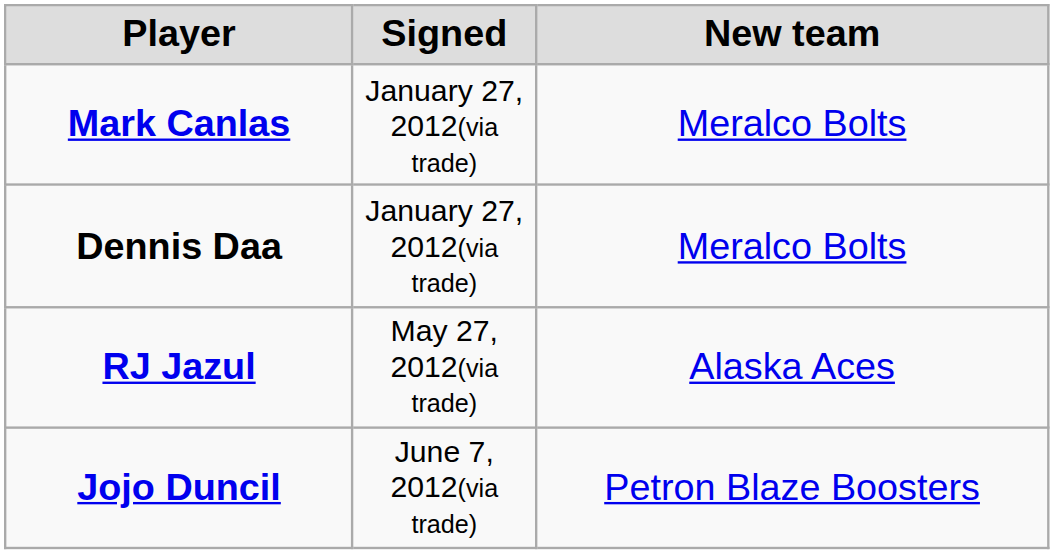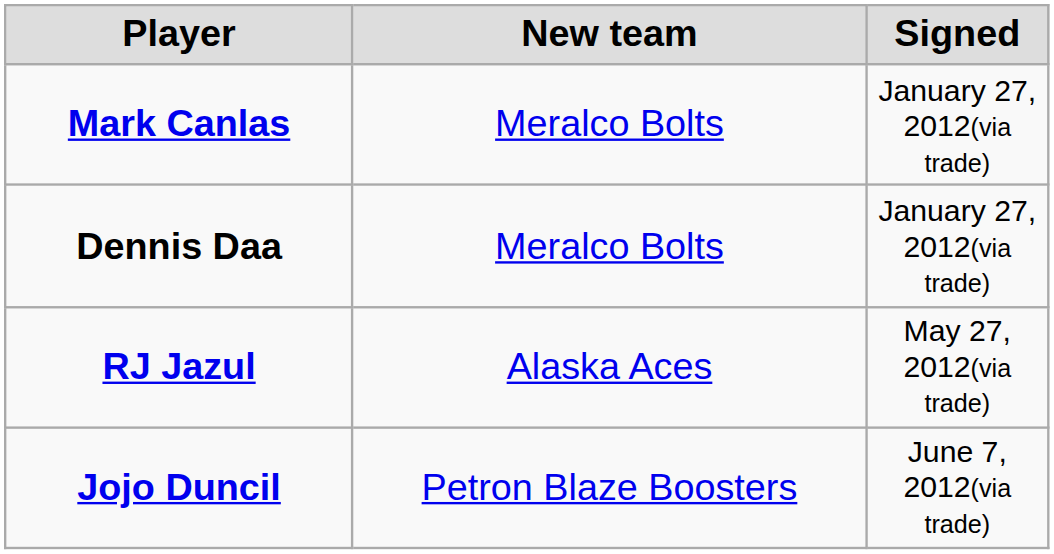columns swapped: (444, 34) <-> (792, 34)
